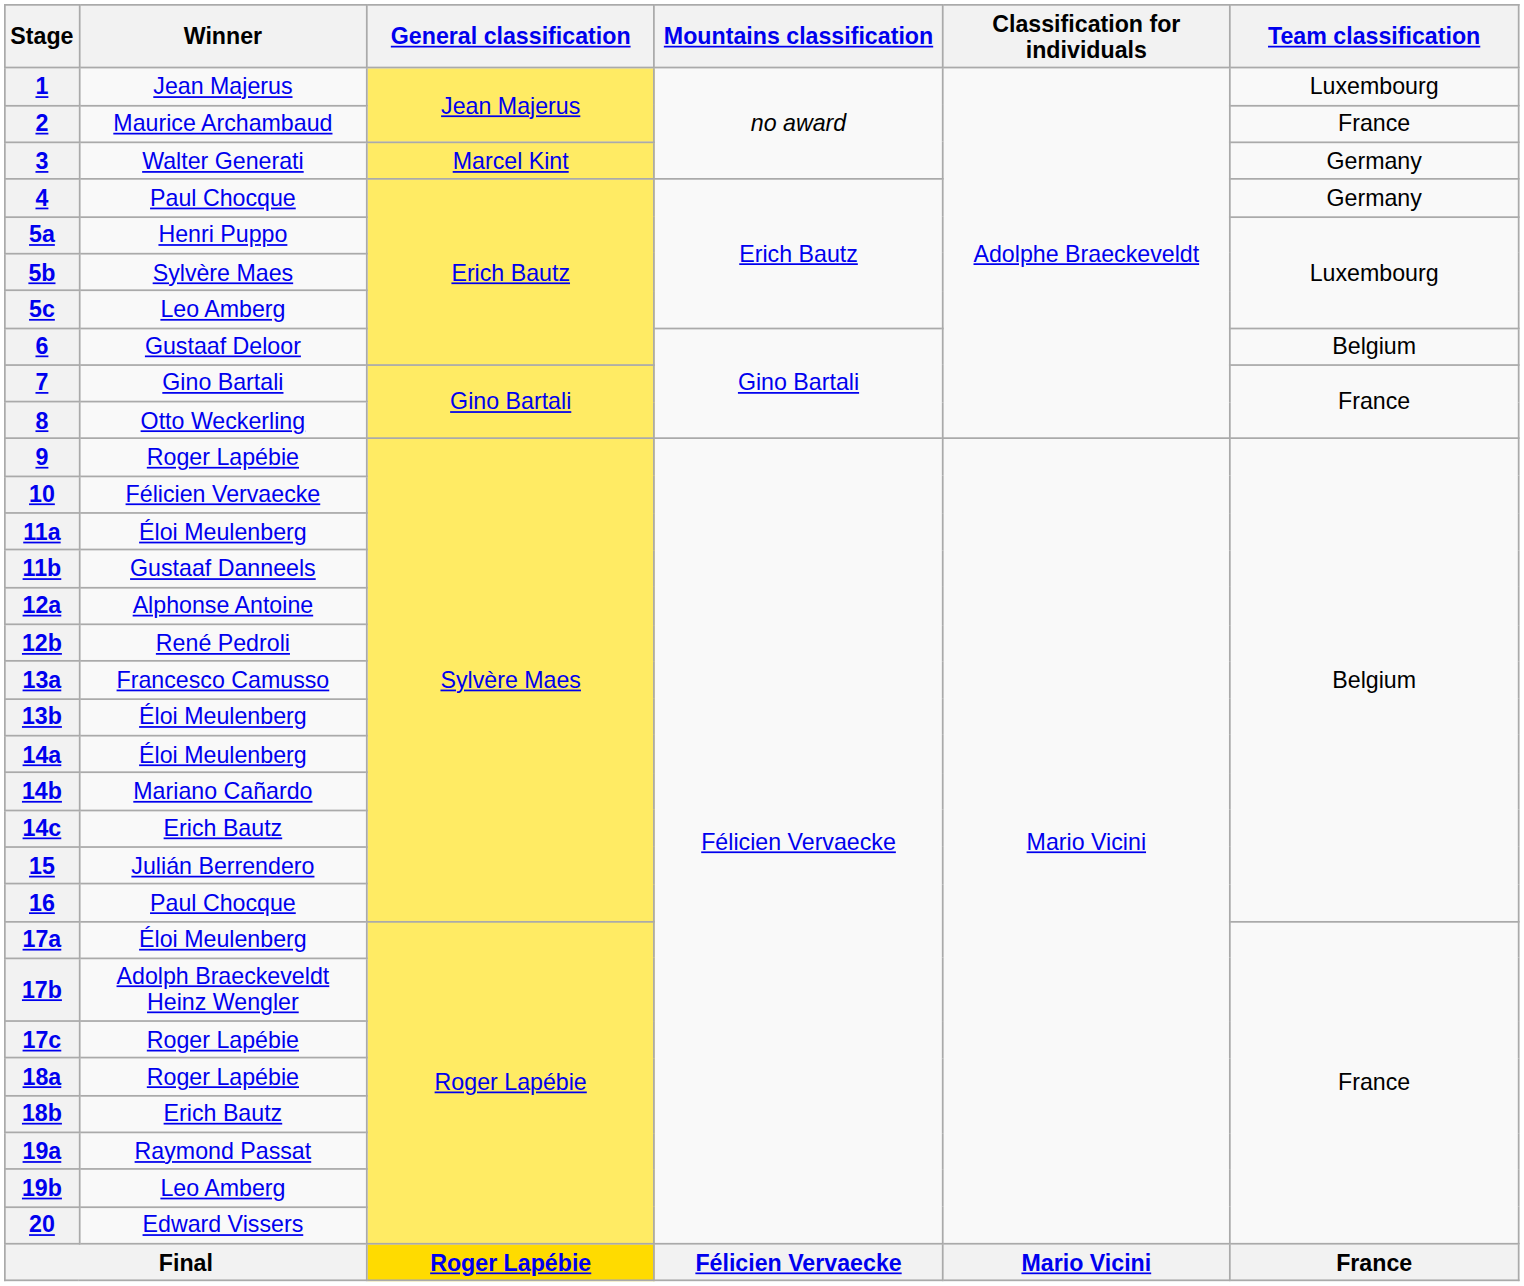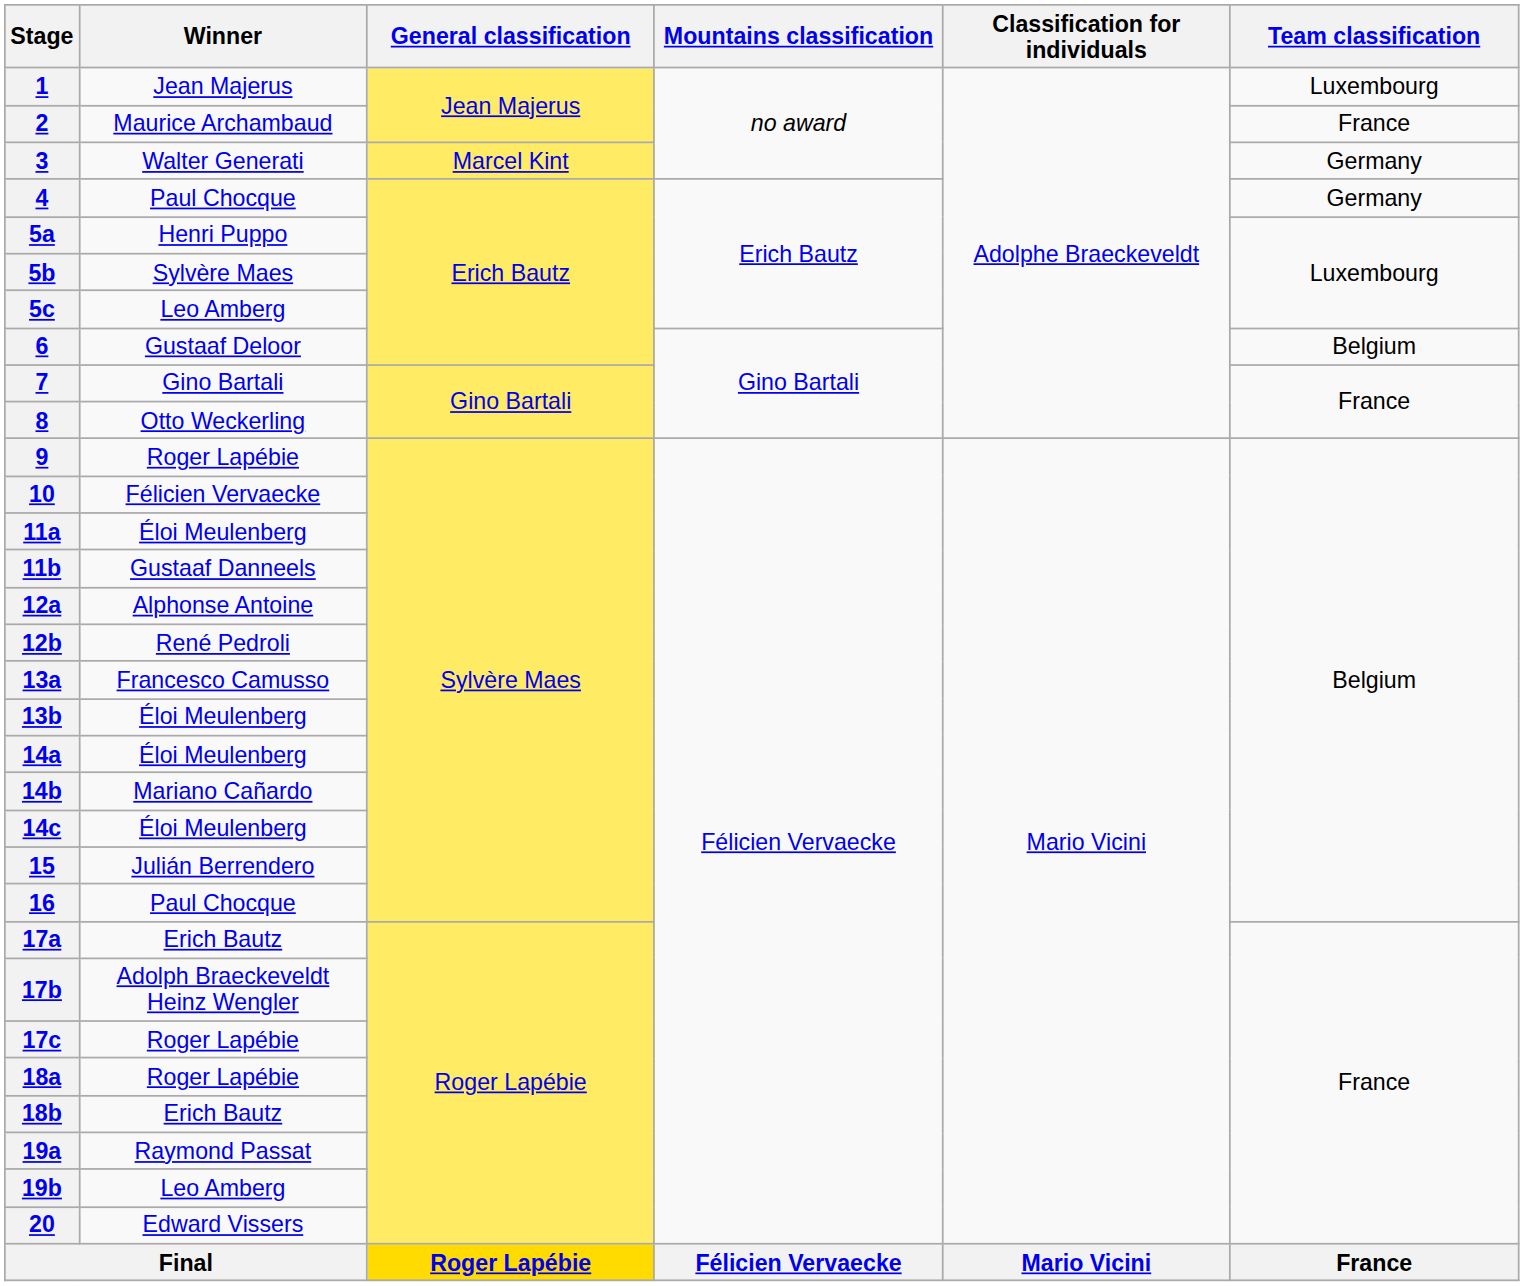(223, 829) Erich Bautz -> (223, 829) Éloi Meulenberg
(223, 940) Éloi Meulenberg -> (223, 940) Erich Bautz
